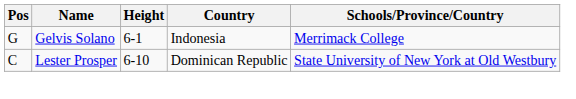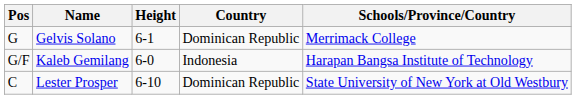(198, 37) Indonesia -> (241, 37) Dominican Republic
+ row: (82, 60)
